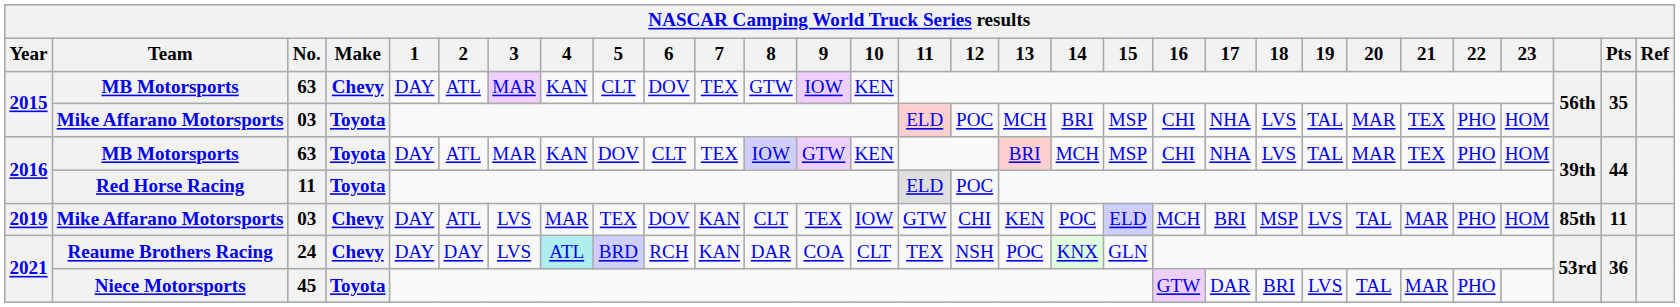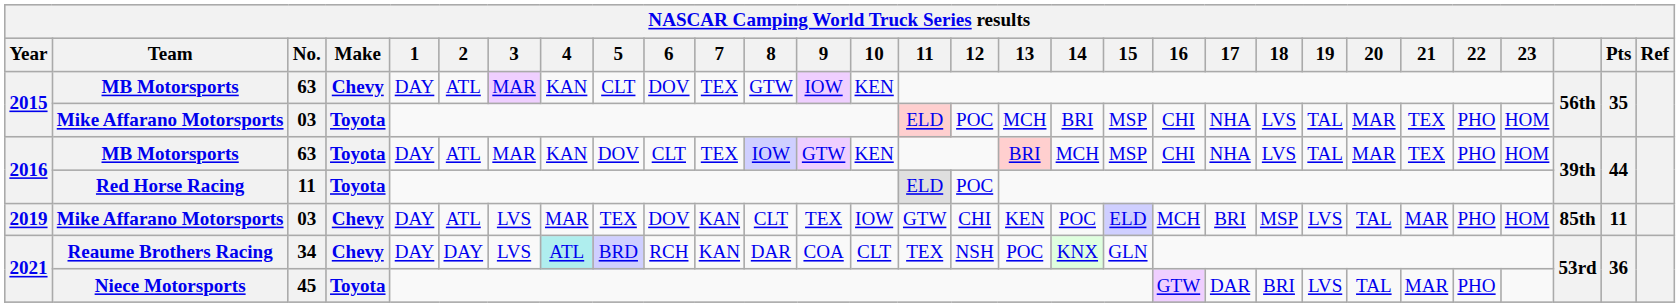(307, 252) 24 -> (307, 252) 34
